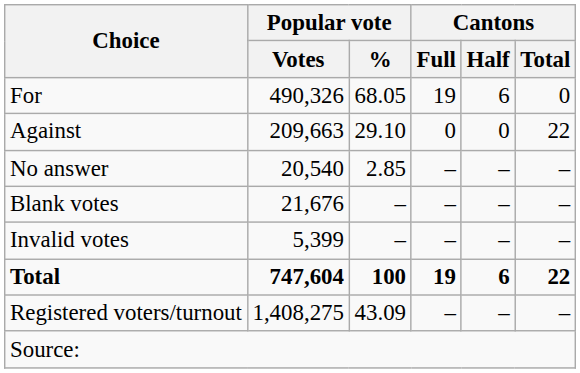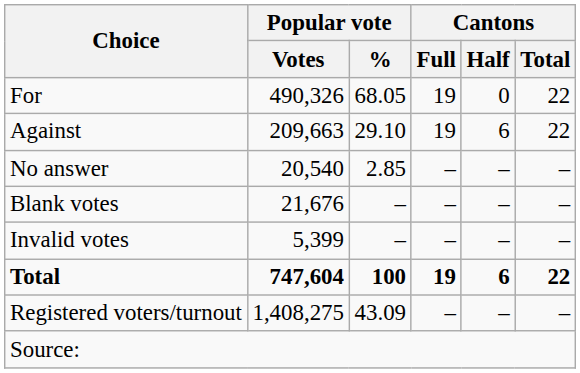(504, 95) 6 -> (504, 95) 0
(565, 95) 0 -> (559, 95) 22
(450, 131) 0 -> (445, 131) 19
(504, 131) 0 -> (504, 131) 6
